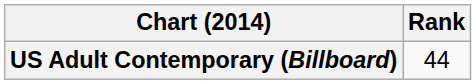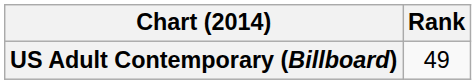(437, 60) 44 -> (437, 60) 49
